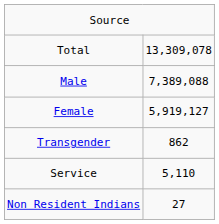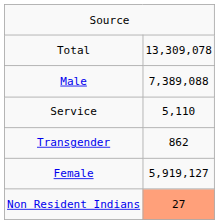rows swapped: (74, 112) <-> (74, 173)
(179, 204) no background -> (179, 204) lightsalmon background
